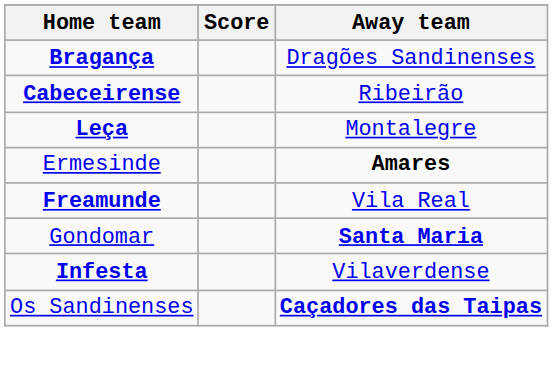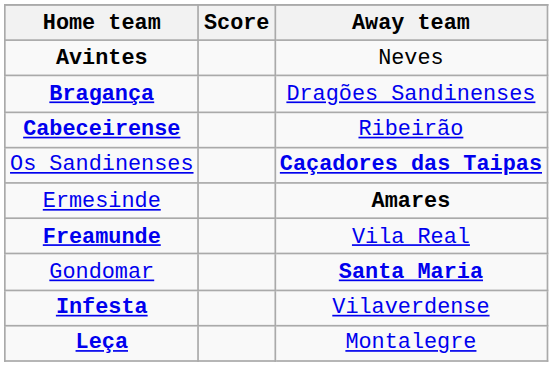+ row: (102, 58)
rows swapped: (102, 307) <-> (102, 129)
